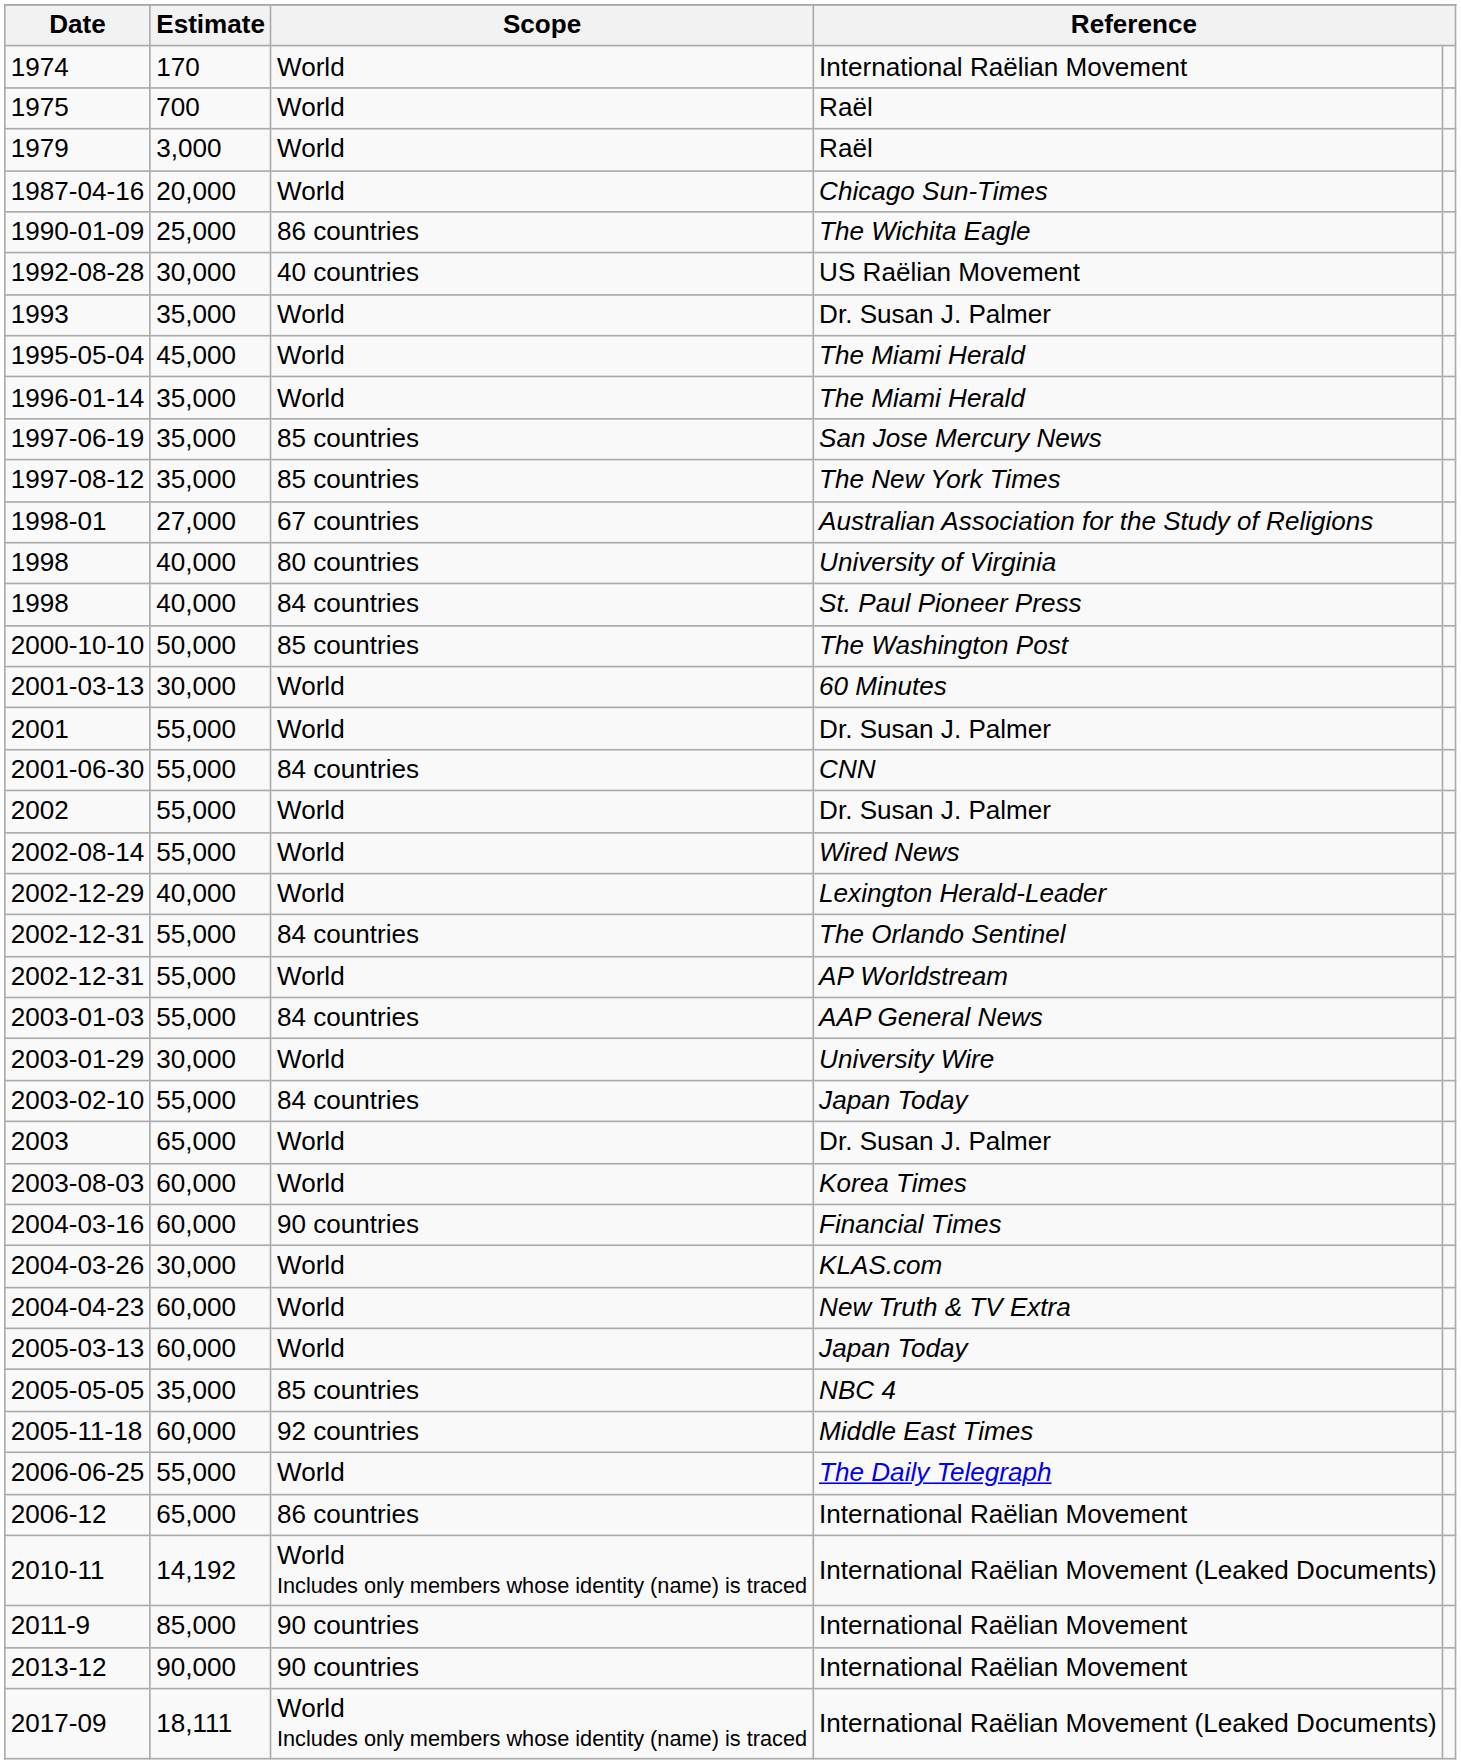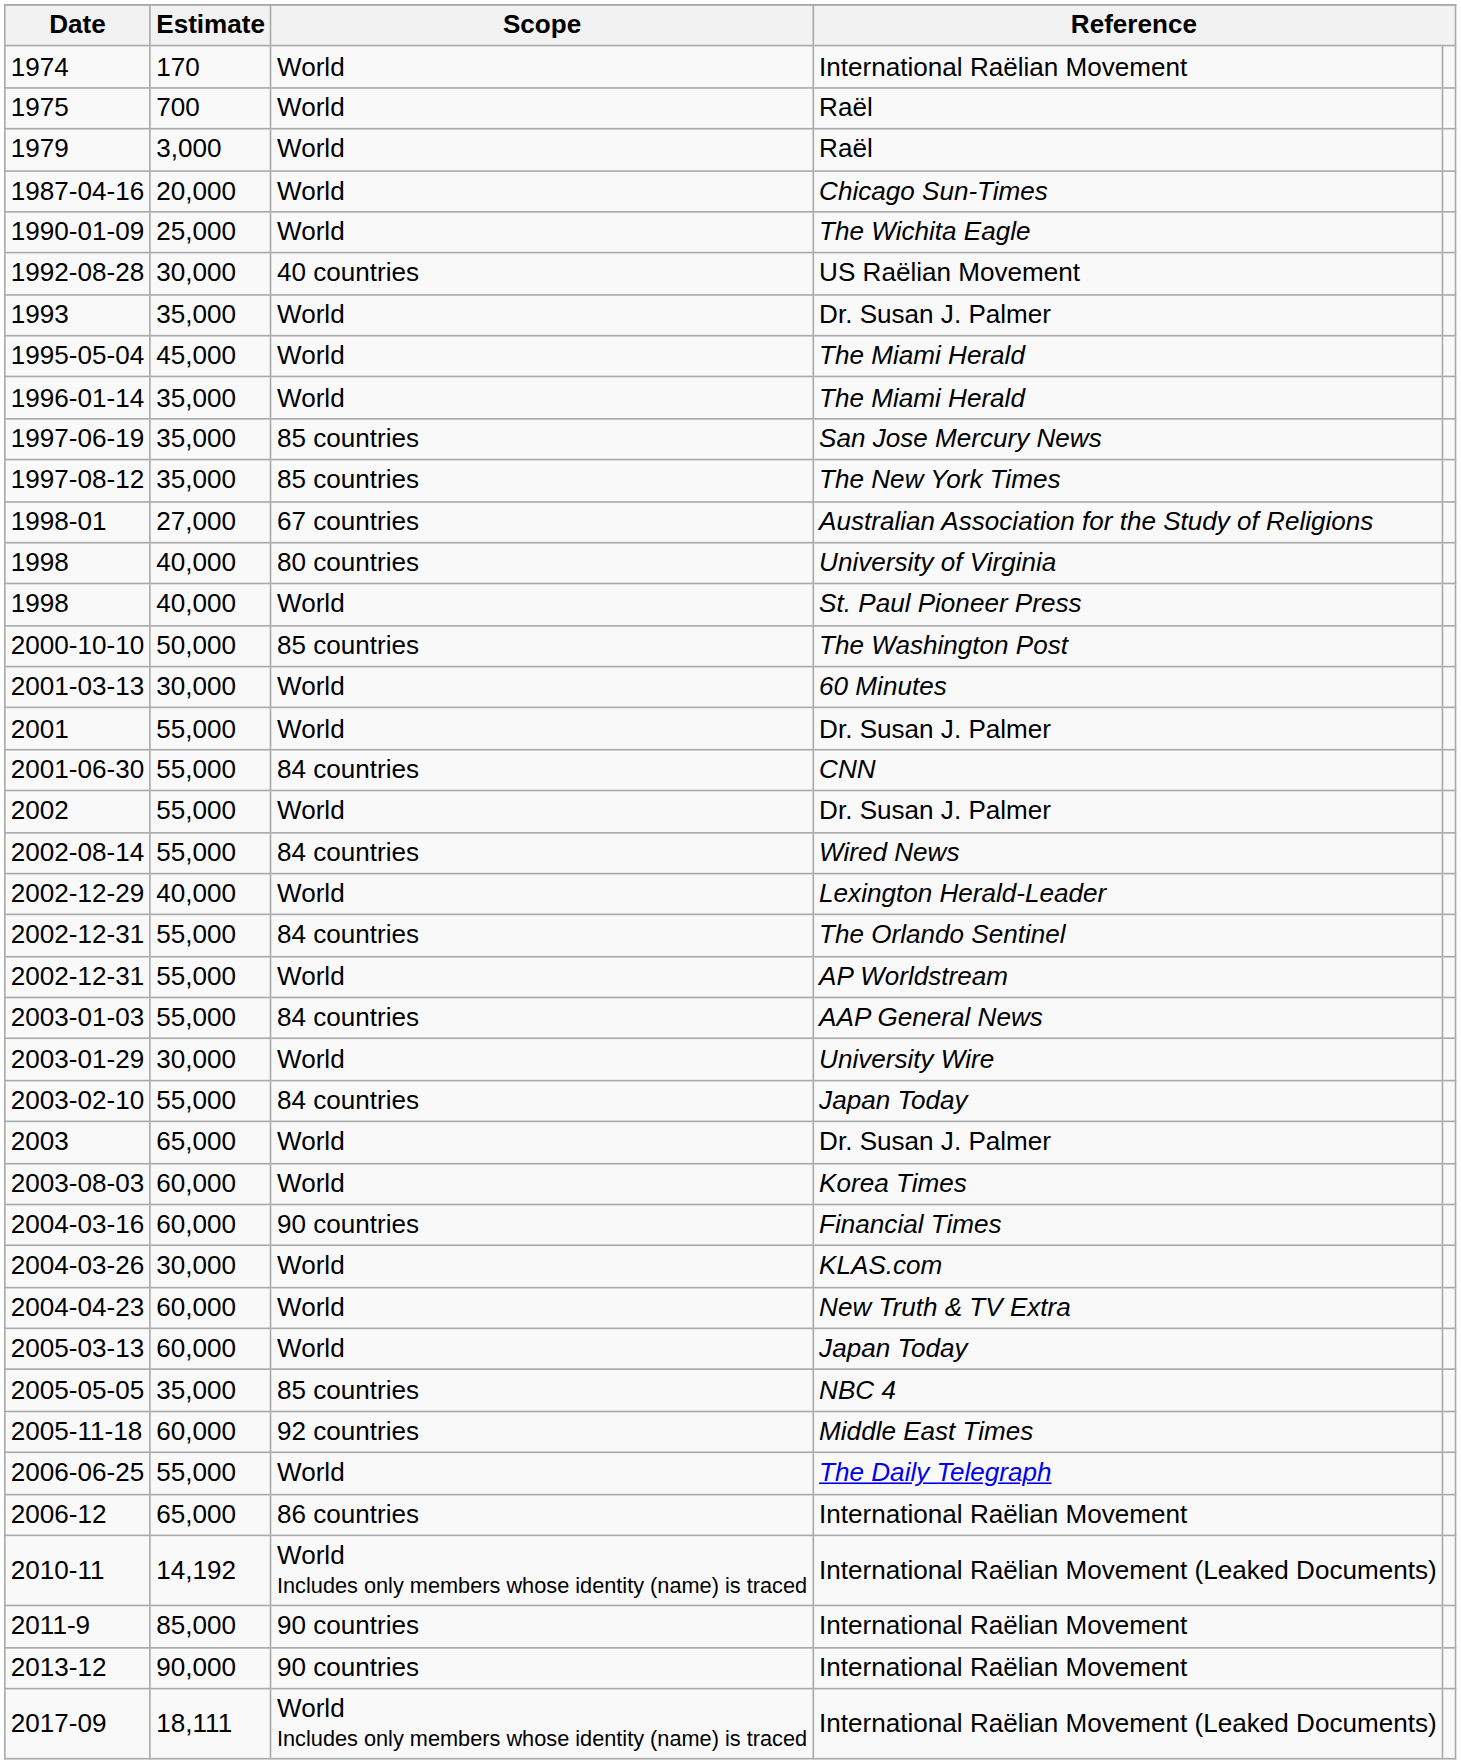(348, 231) 86 countries -> (311, 231) World
(348, 604) 84 countries -> (311, 604) World
(311, 852) World -> (348, 852) 84 countries
